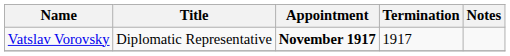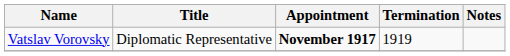(397, 39) 1917 -> (397, 39) 1919
